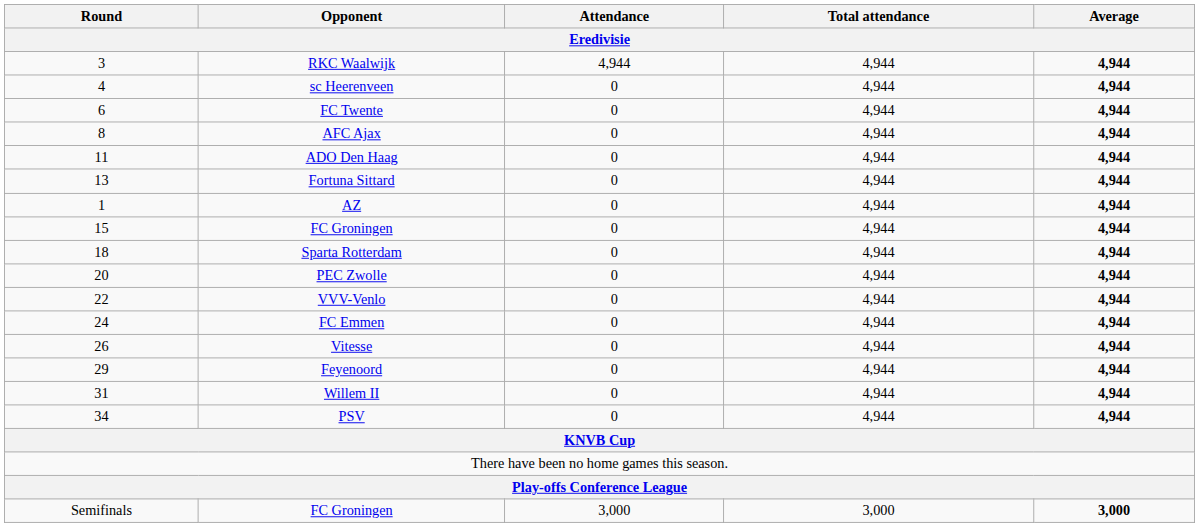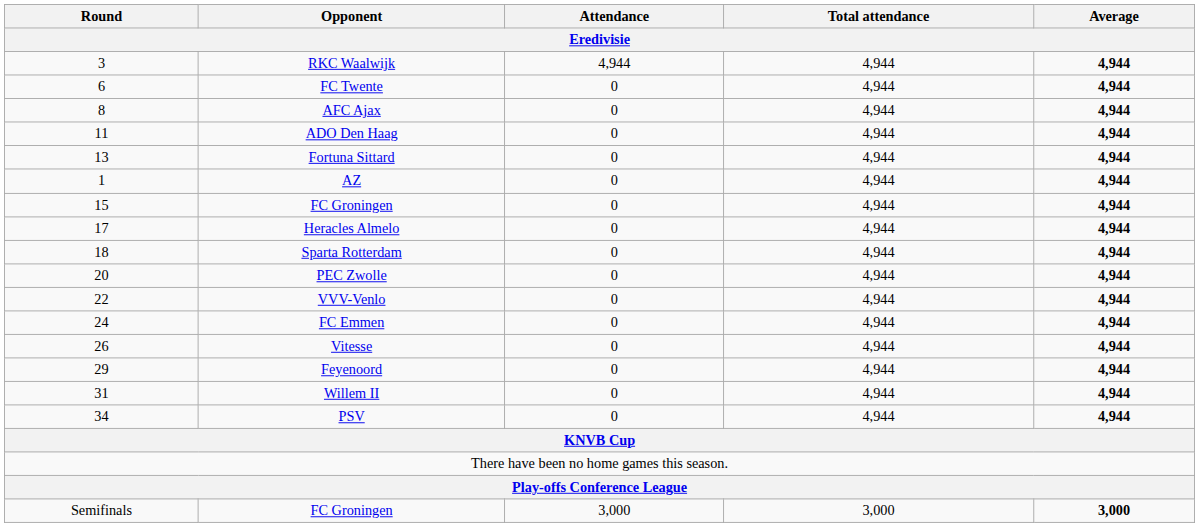- row: (101, 87)
+ row: (101, 228)
